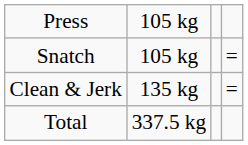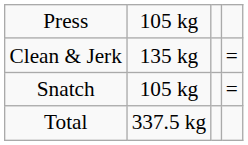rows swapped: (66, 55) <-> (66, 88)
